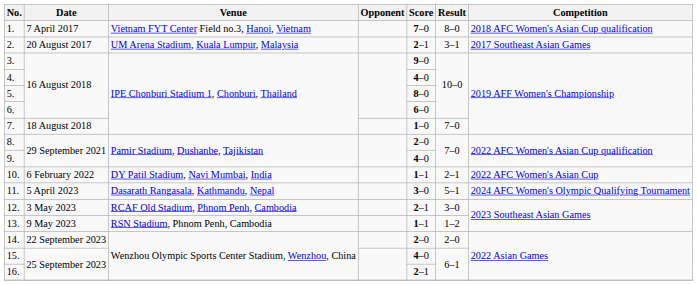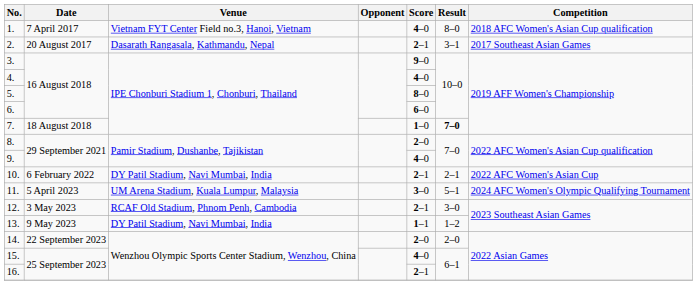(421, 28) 7–0 -> (421, 28) 4–0
(205, 45) UM Arena Stadium, Kuala Lumpur, Malaysia -> (193, 45) Dasarath Rangasala, Kathmandu, Nepal
(452, 126) normal -> (452, 126) bold
(421, 175) 1–1 -> (421, 175) 2–1
(193, 191) Dasarath Rangasala, Kathmandu, Nepal -> (205, 191) UM Arena Stadium, Kuala Lumpur, Malaysia
(191, 223) RSN Stadium, Phnom Penh, Cambodia -> (191, 223) DY Patil Stadium, Navi Mumbai, India
